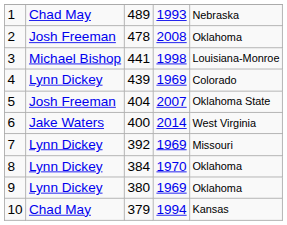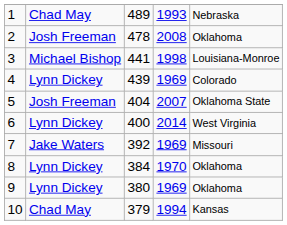(66, 123) Jake Waters -> (66, 123) Lynn Dickey
(66, 144) Lynn Dickey -> (66, 144) Jake Waters
